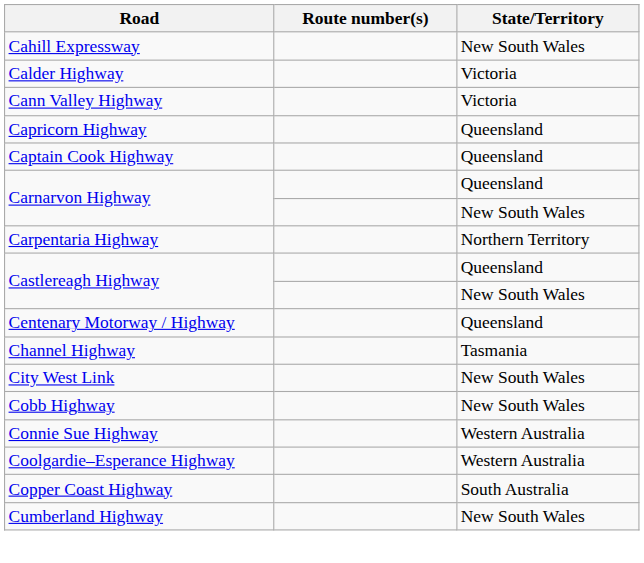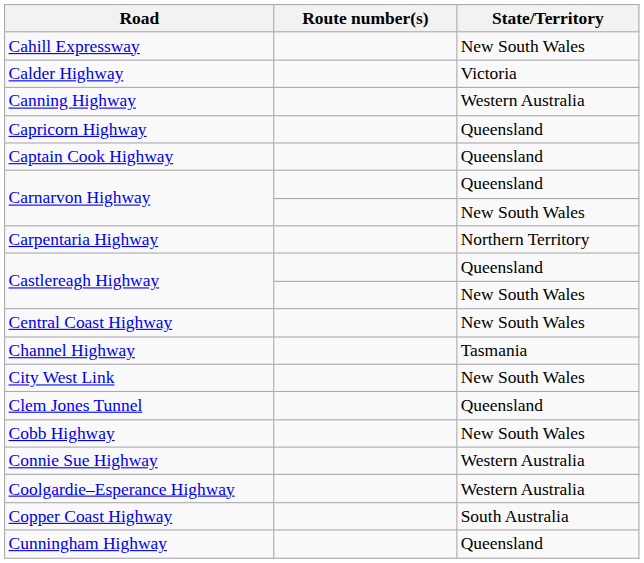- row: (85, 101)
+ row: (72, 101)
- row: (122, 322)
+ row: (90, 322)
+ row: (75, 405)
- row: (86, 516)
+ row: (88, 543)
